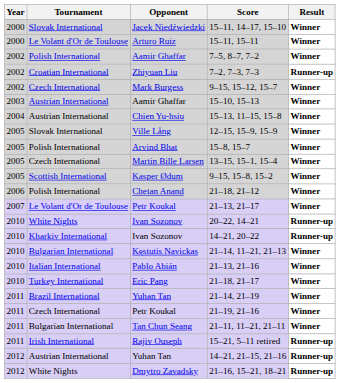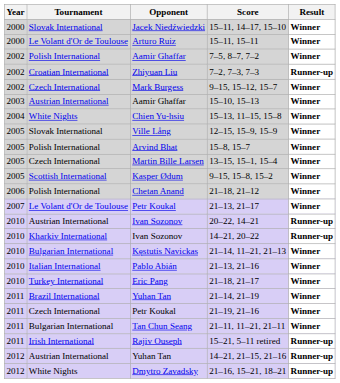(69, 117) Austrian International -> (53, 117) White Nights
(53, 221) White Nights -> (69, 221) Austrian International
